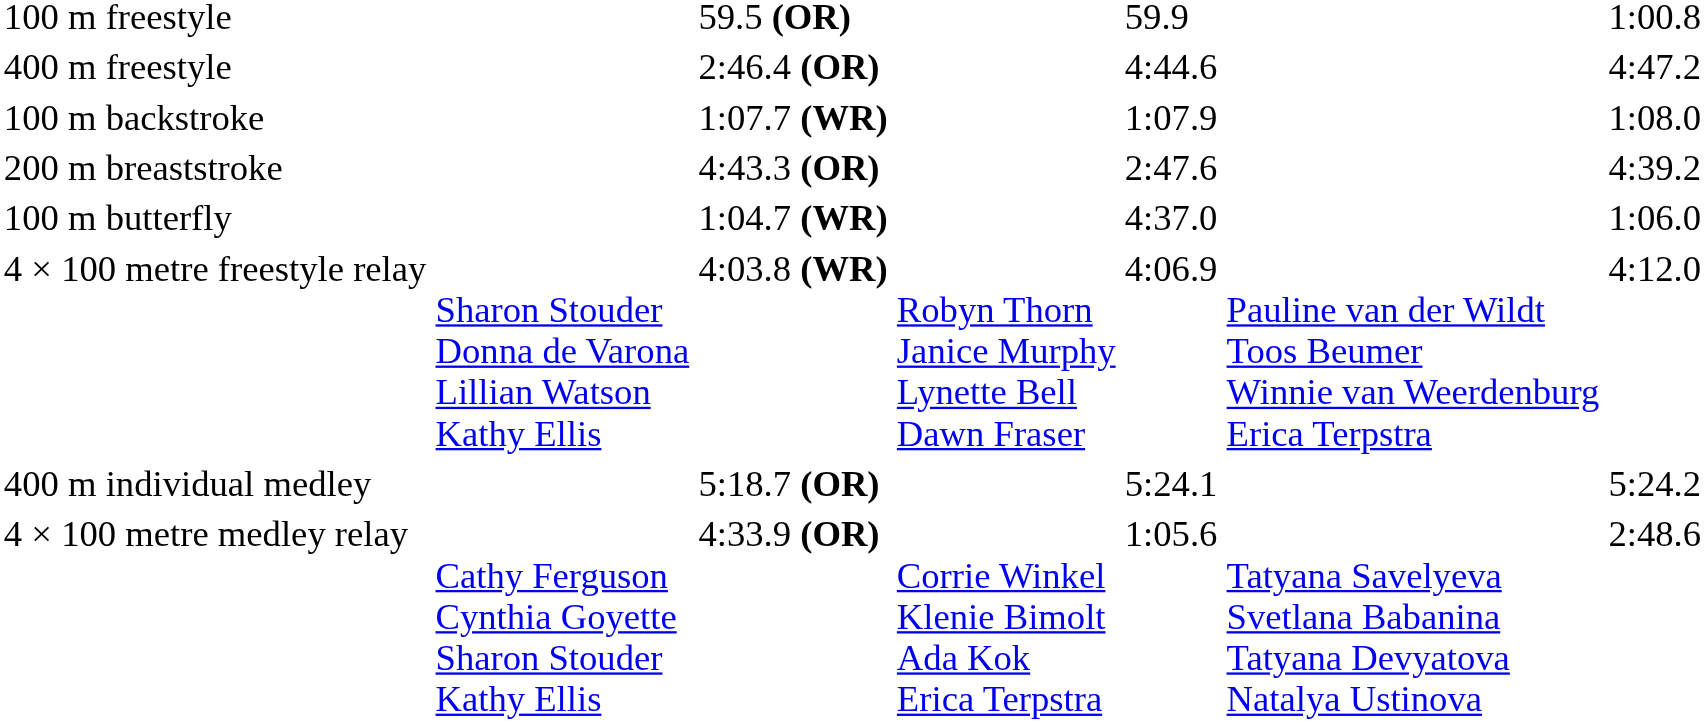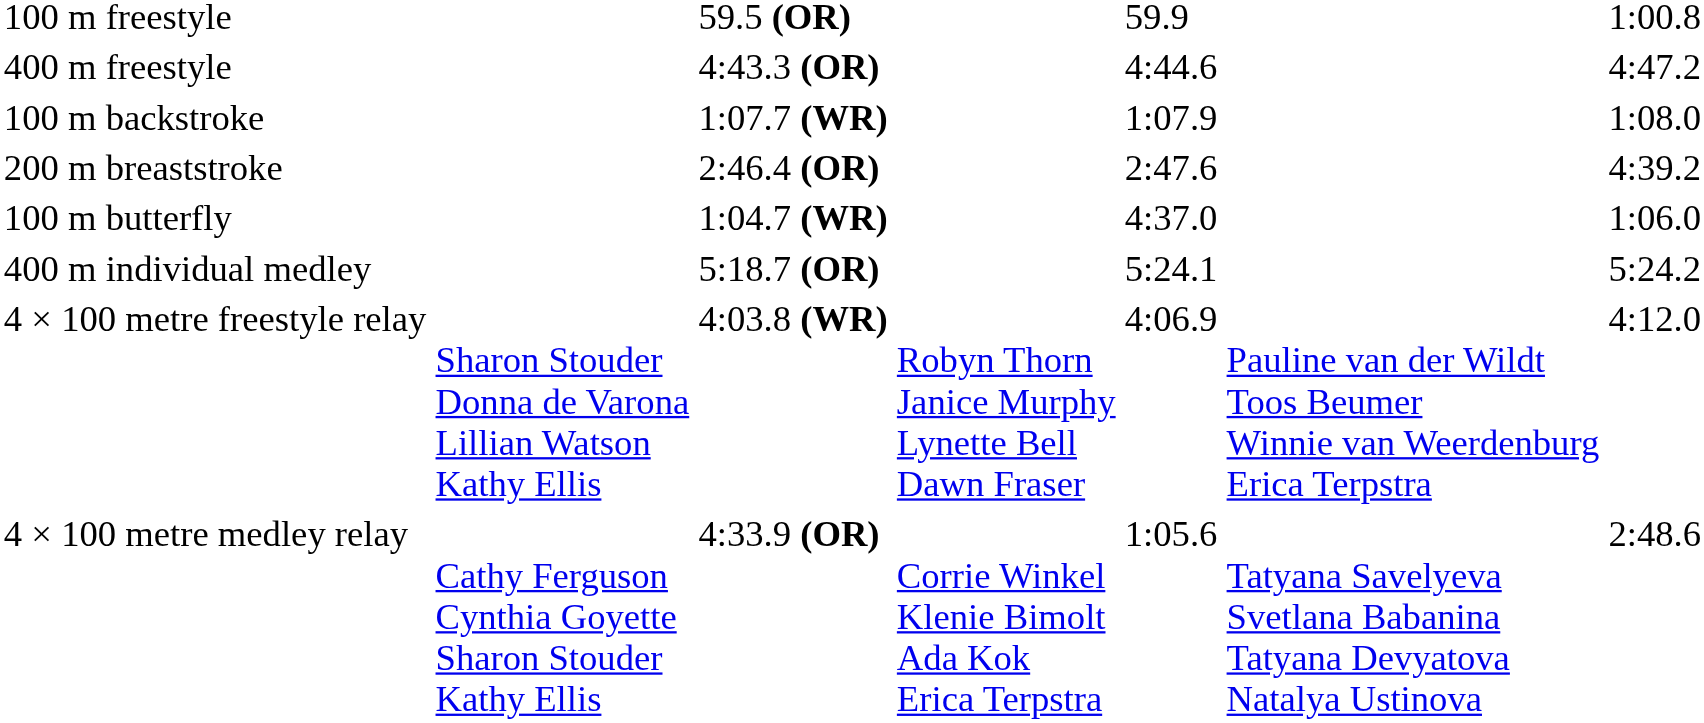(789, 67) 2:46.4 (OR) -> (789, 67) 4:43.3 (OR)
(789, 167) 4:43.3 (OR) -> (789, 167) 2:46.4 (OR)
rows swapped: (188, 483) <-> (215, 268)
